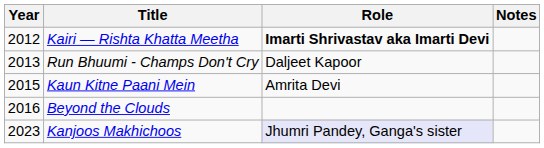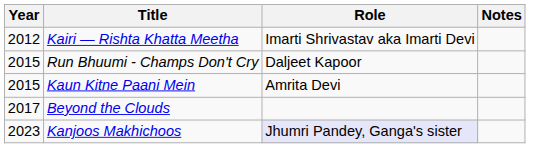(377, 39) bold -> (370, 39) normal
(24, 62) 2013 -> (24, 62) 2015
(24, 108) 2016 -> (24, 108) 2017
